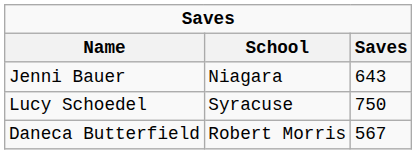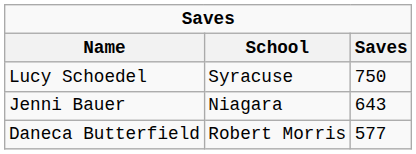rows swapped: (78, 106) <-> (67, 77)
(371, 134) 567 -> (371, 134) 577
